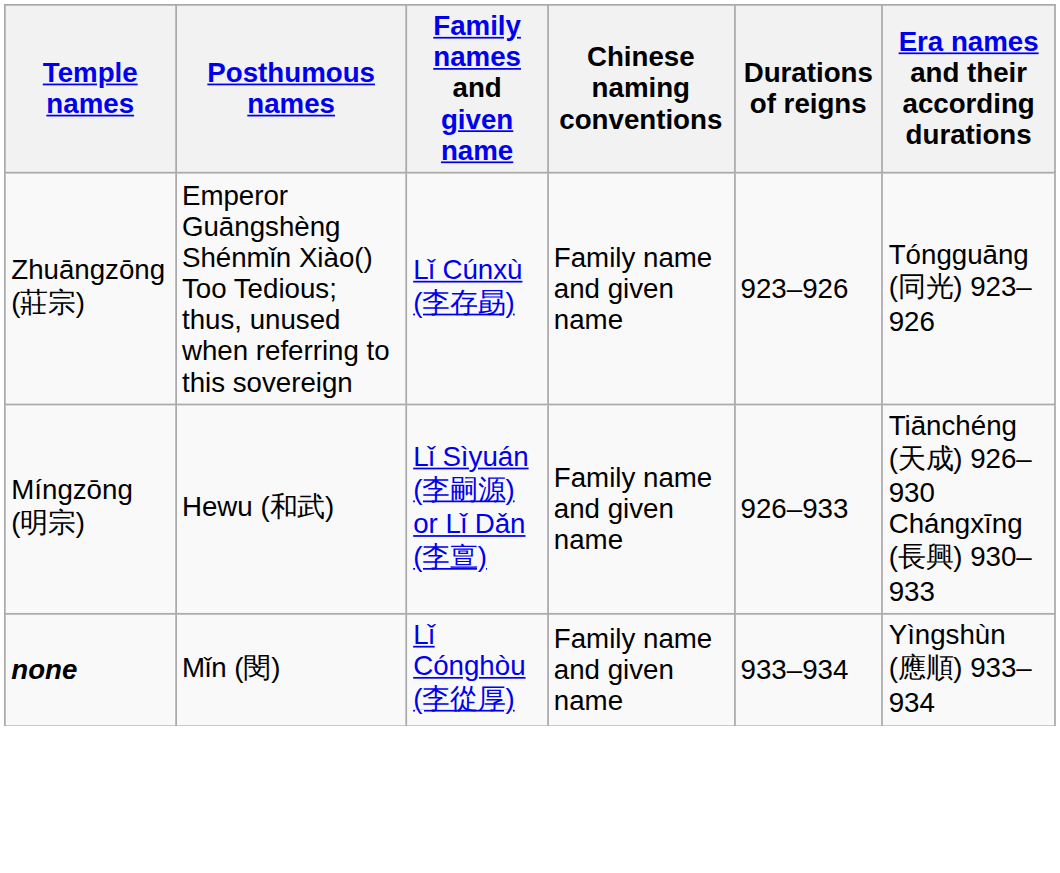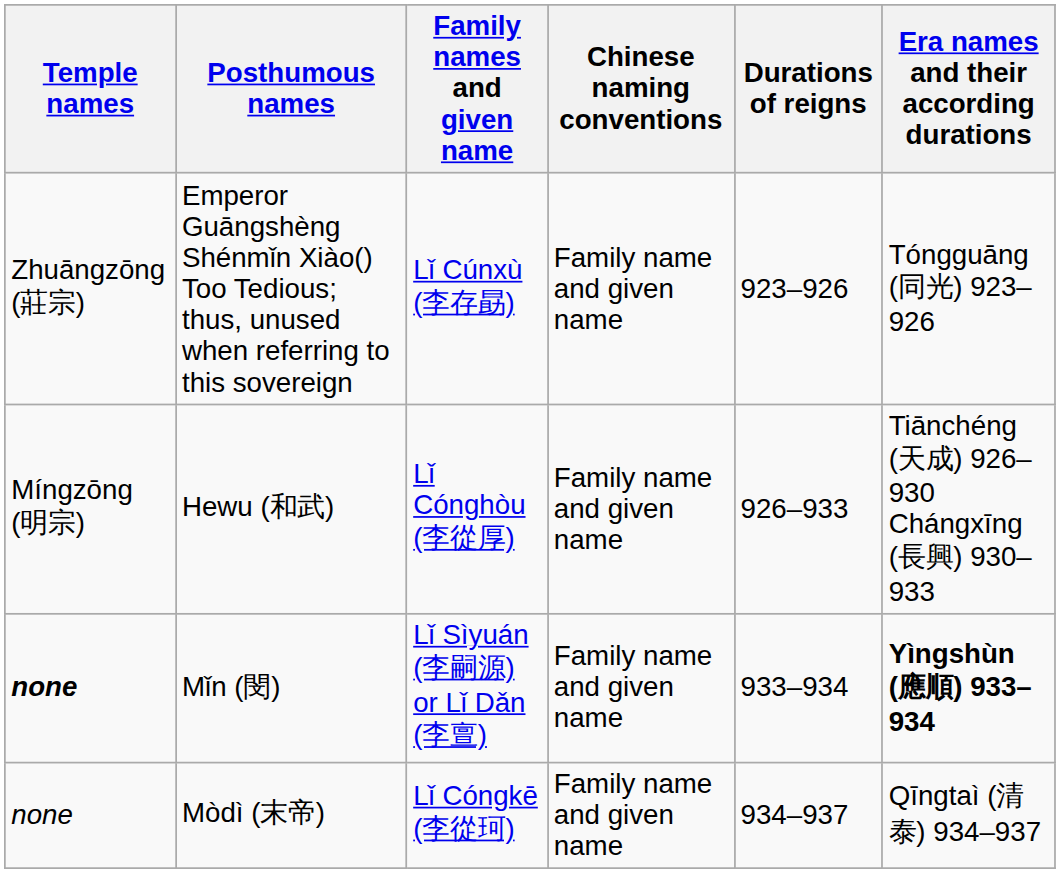(471, 506) Lǐ Sìyuán (李嗣源) or Lǐ Dǎn (李亶) -> (469, 506) Lǐ Cónghòu (李從厚)
(469, 667) Lǐ Cónghòu (李從厚) -> (471, 685) Lǐ Sìyuán (李嗣源) or Lǐ Dǎn (李亶)
(960, 669) normal -> (960, 687) bold
+ row: (253, 813)
